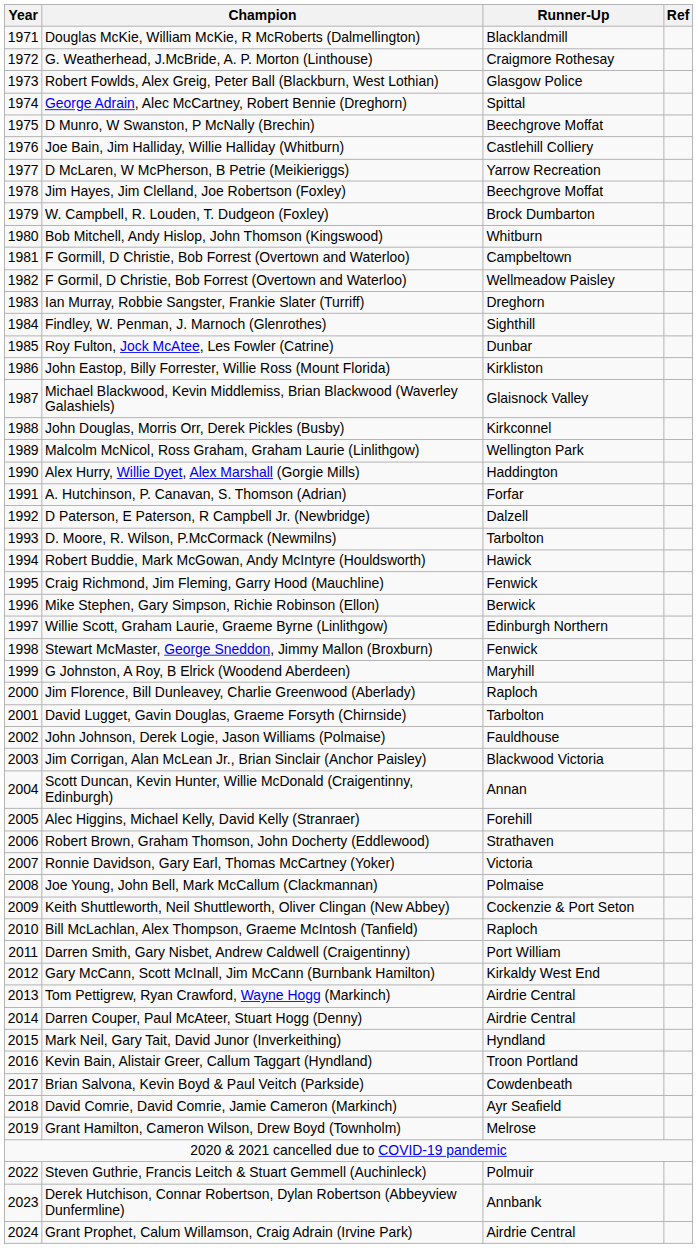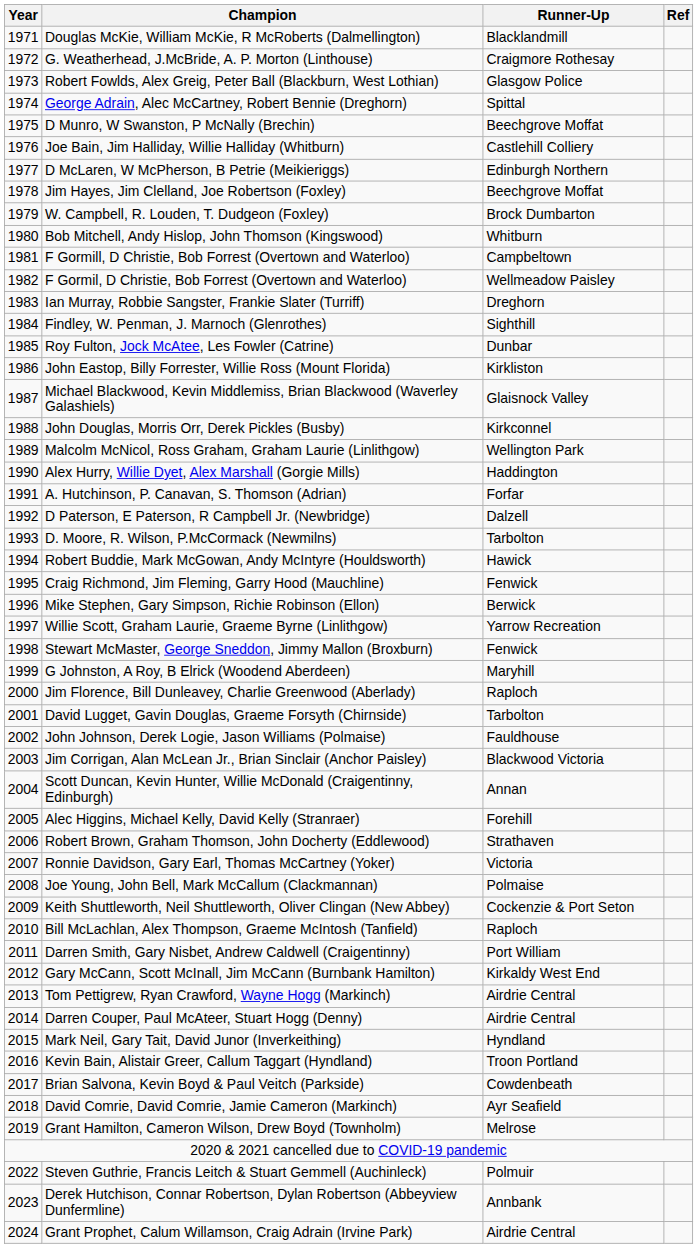(544, 170) Yarrow Recreation -> (547, 170) Edinburgh Northern
(547, 627) Edinburgh Northern -> (544, 627) Yarrow Recreation
